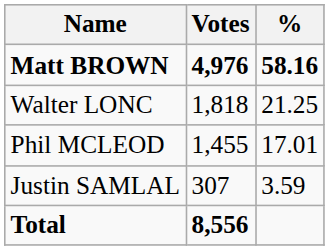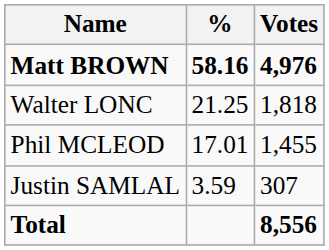columns swapped: (221, 24) <-> (290, 24)
